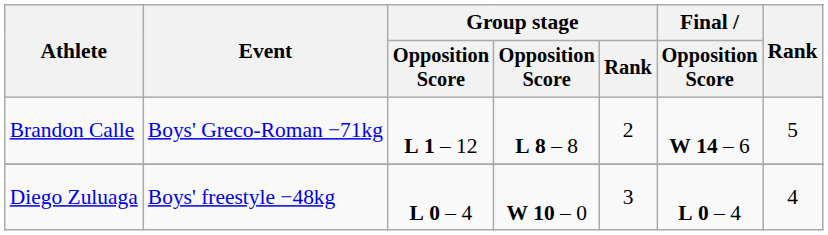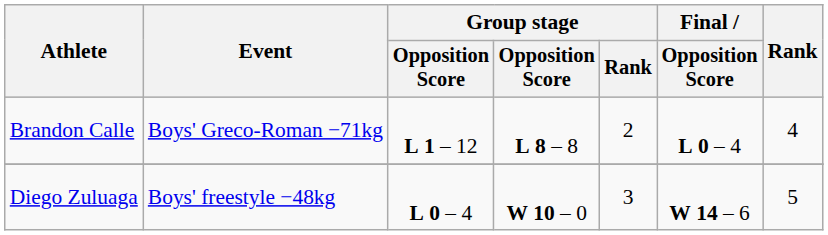(710, 146) W 14 – 6 -> (710, 146) L 0 – 4
(793, 130) 5 -> (793, 130) 4
(710, 212) L 0 – 4 -> (710, 212) W 14 – 6
(793, 197) 4 -> (793, 197) 5
